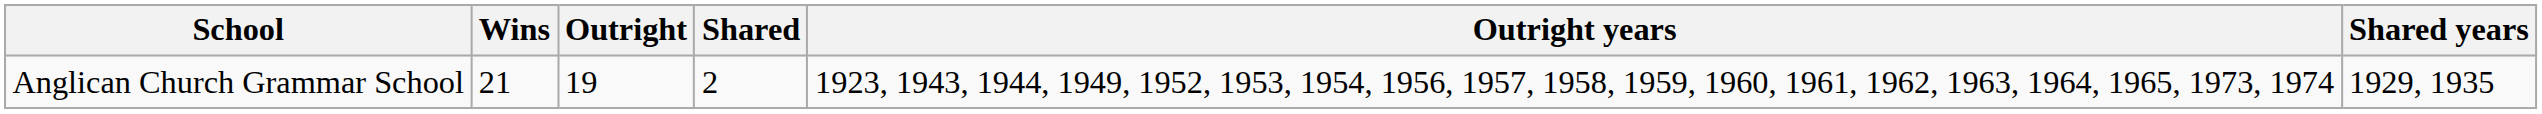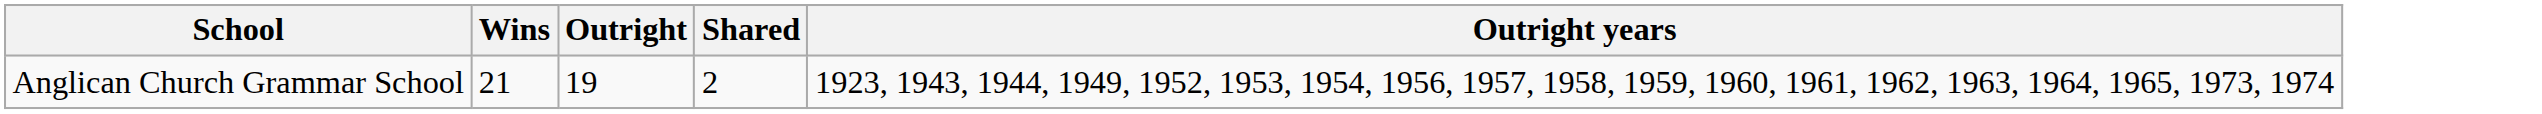- column: (2439, 30)
